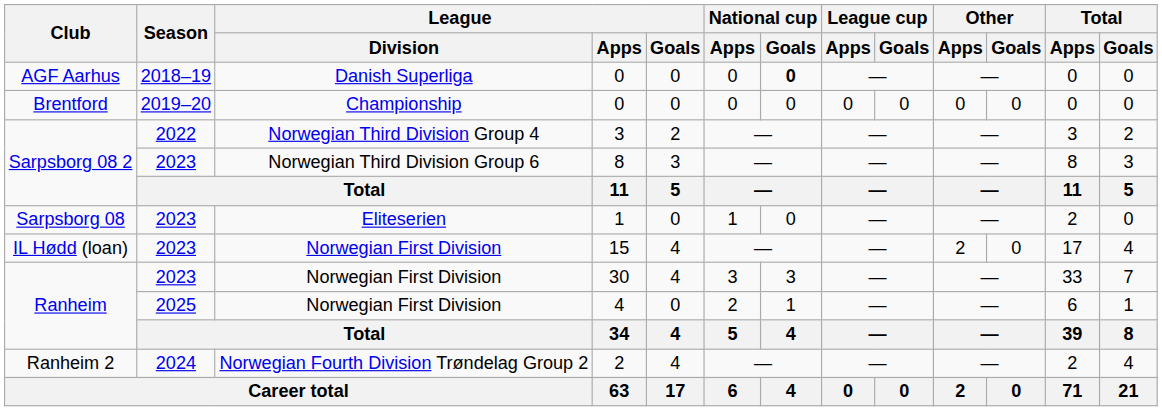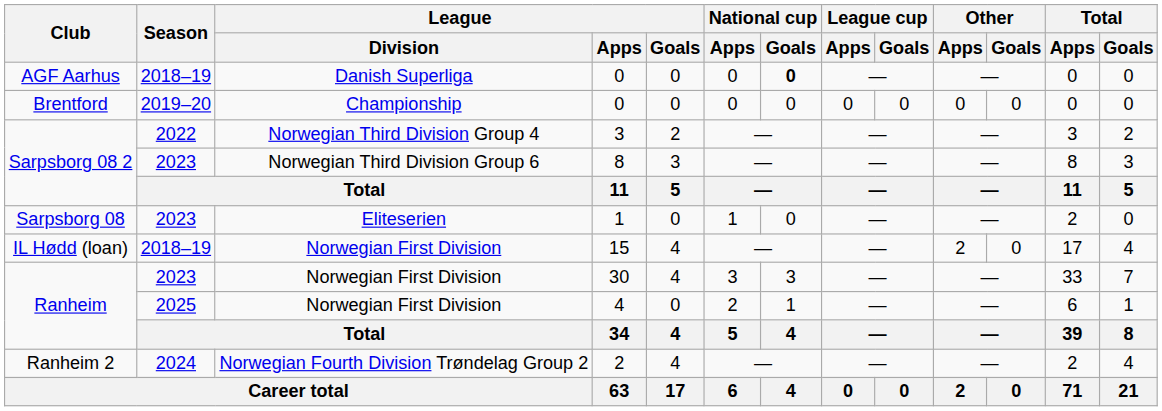(176, 248) 2023 -> (176, 248) 2018–19
